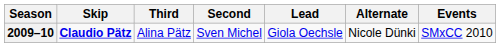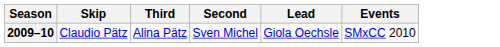- column: (382, 14)
(95, 33) bold -> (93, 33) normal
